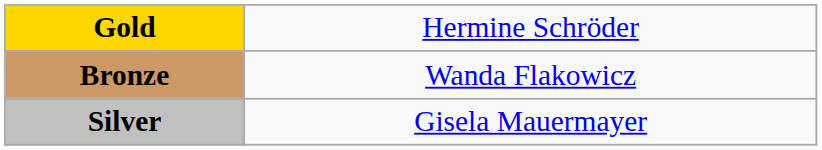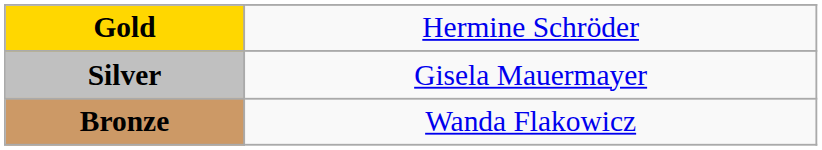rows swapped: (125, 121) <-> (125, 74)
